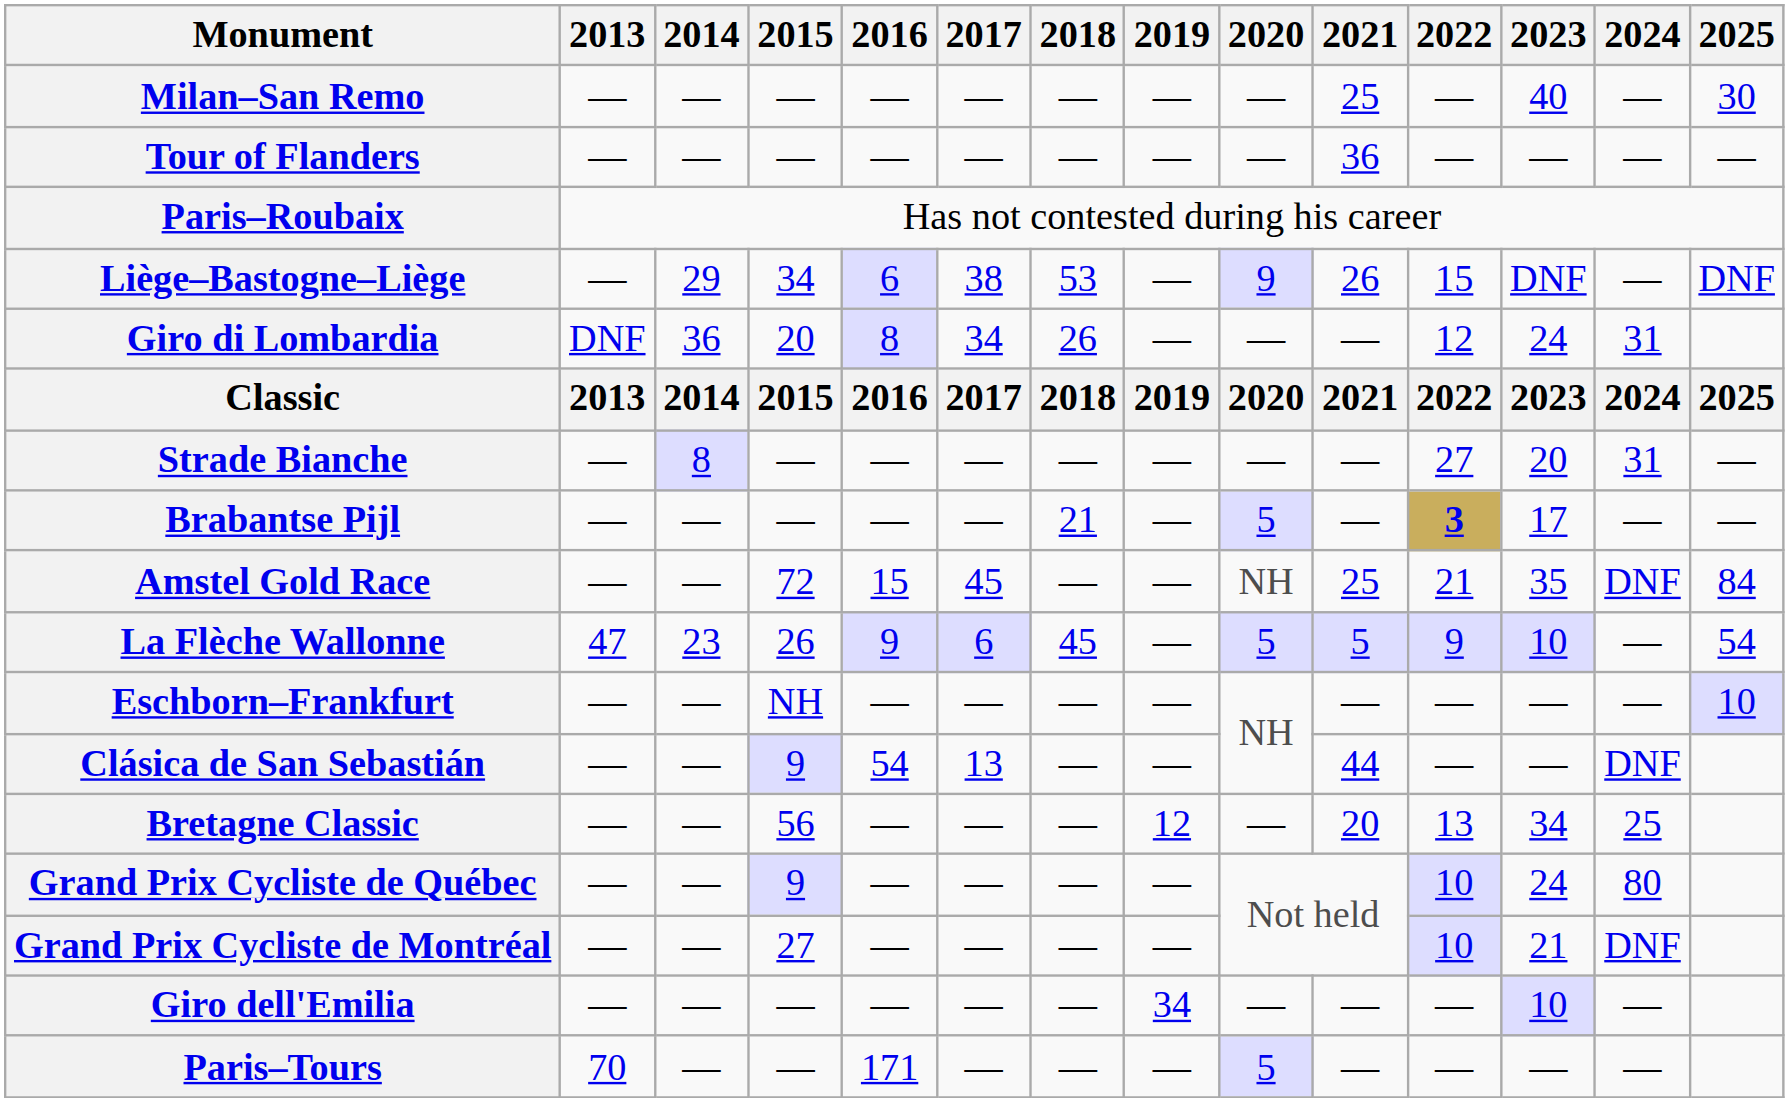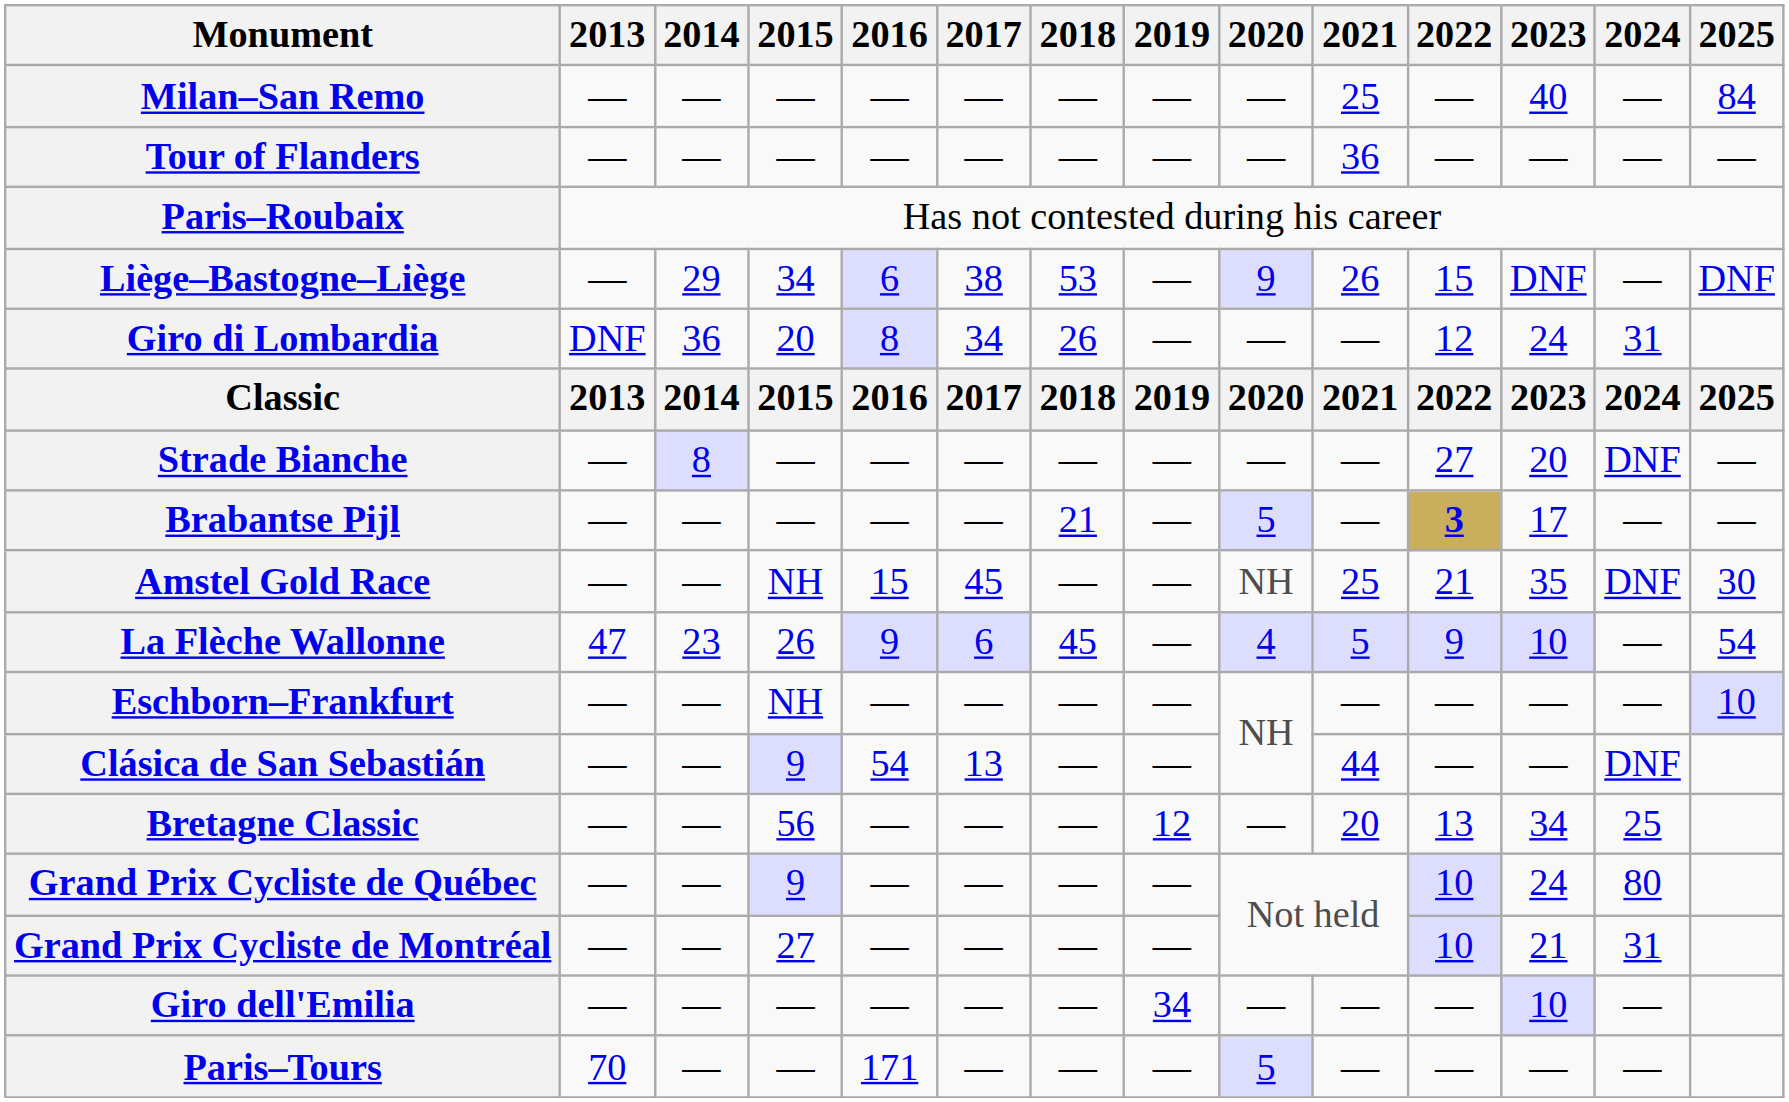(1737, 95) 30 -> (1737, 95) 84
(1642, 459) 31 -> (1643, 459) DNF
(796, 580) 72 -> (795, 580) NH
(1737, 580) 84 -> (1737, 580) 30
(1266, 641) 5 -> (1266, 641) 4
(1643, 944) DNF -> (1642, 944) 31
